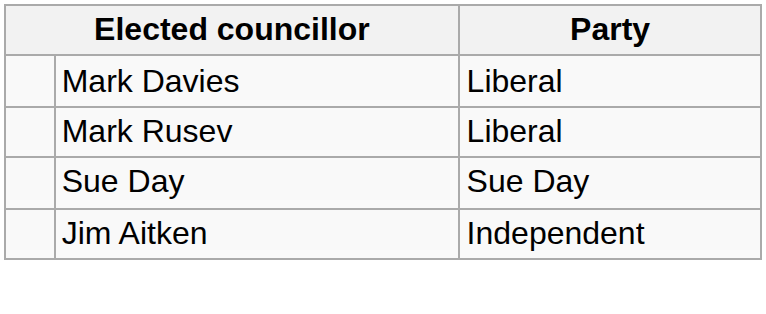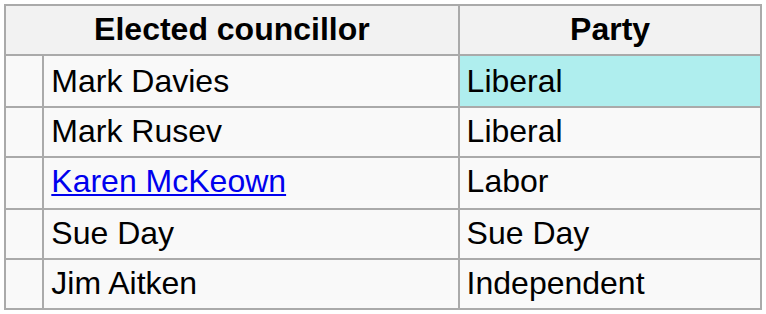(515, 80) no background -> (515, 80) paleturquoise background
+ row: (169, 182)
